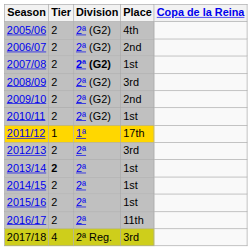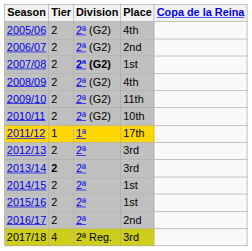(131, 82) 3rd -> (131, 82) 4th
(132, 99) 2nd -> (133, 99) 11th
(131, 116) 1st -> (134, 116) 10th
(131, 168) 1st -> (131, 168) 3rd
(133, 220) 11th -> (132, 220) 2nd
